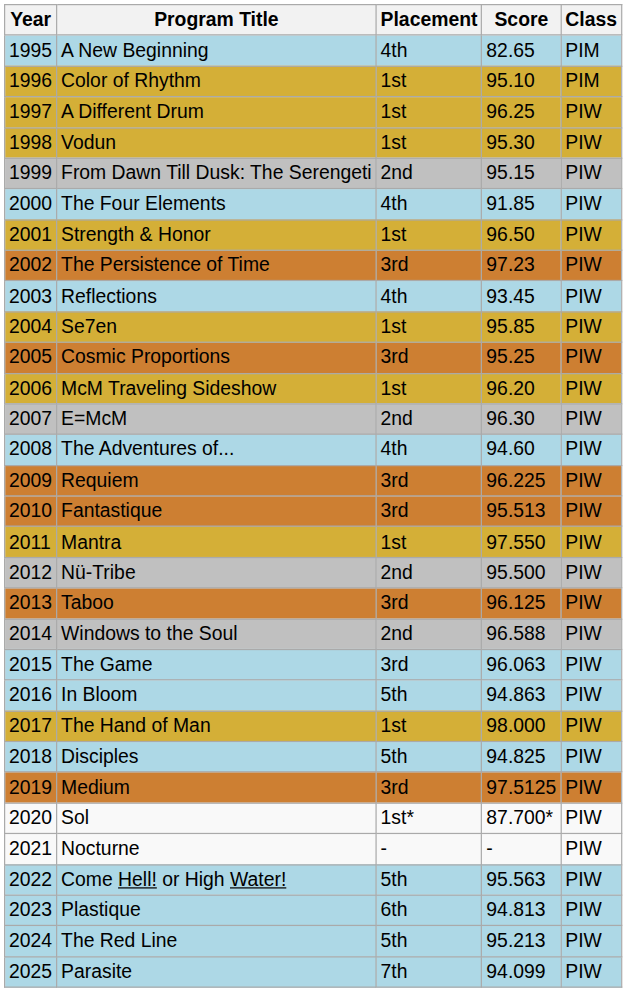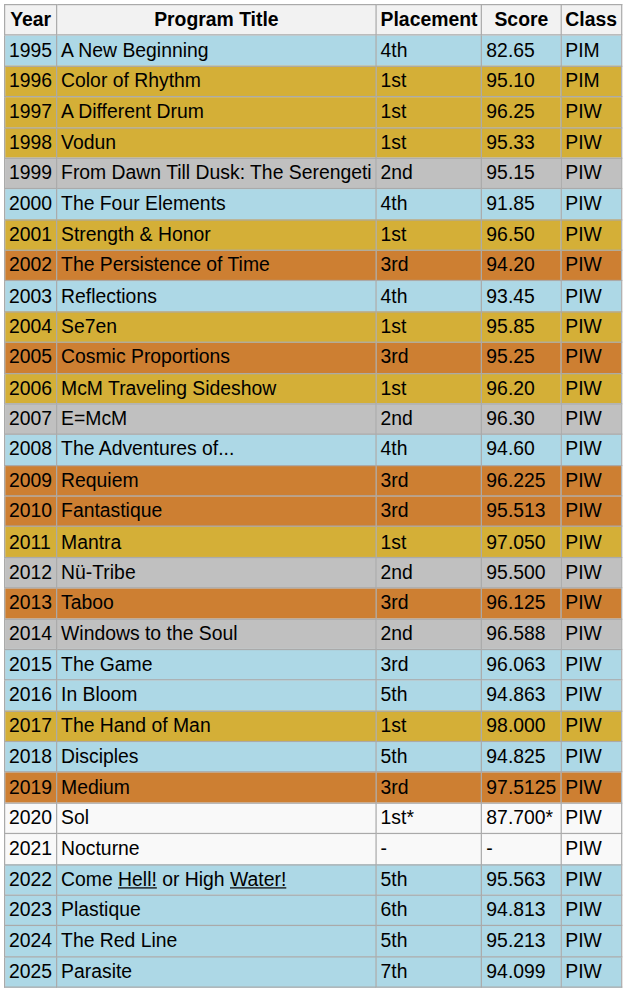(511, 142) 95.30 -> (511, 142) 95.33
(511, 265) 97.23 -> (511, 265) 94.20
(516, 541) 97.550 -> (516, 541) 97.050
